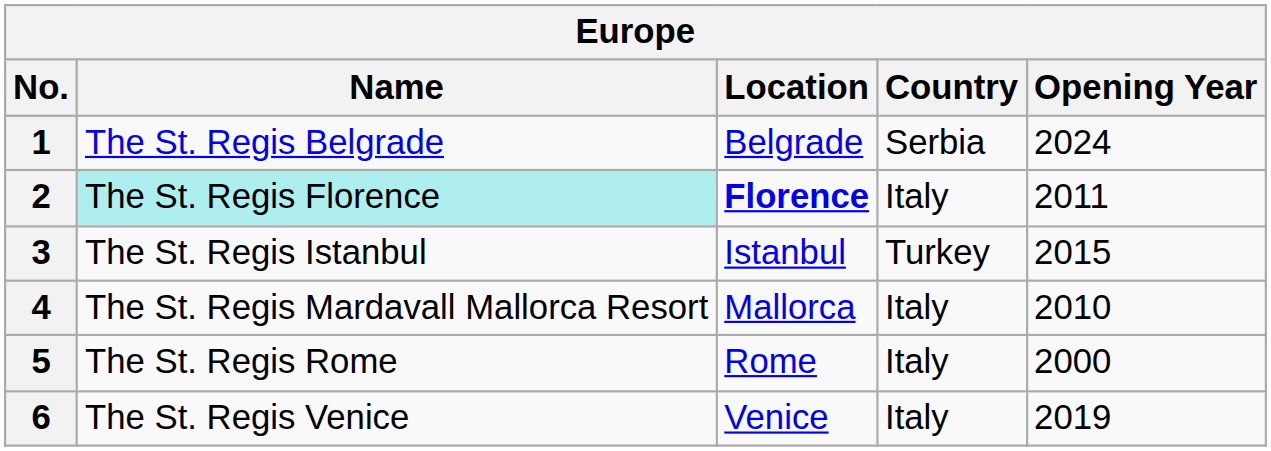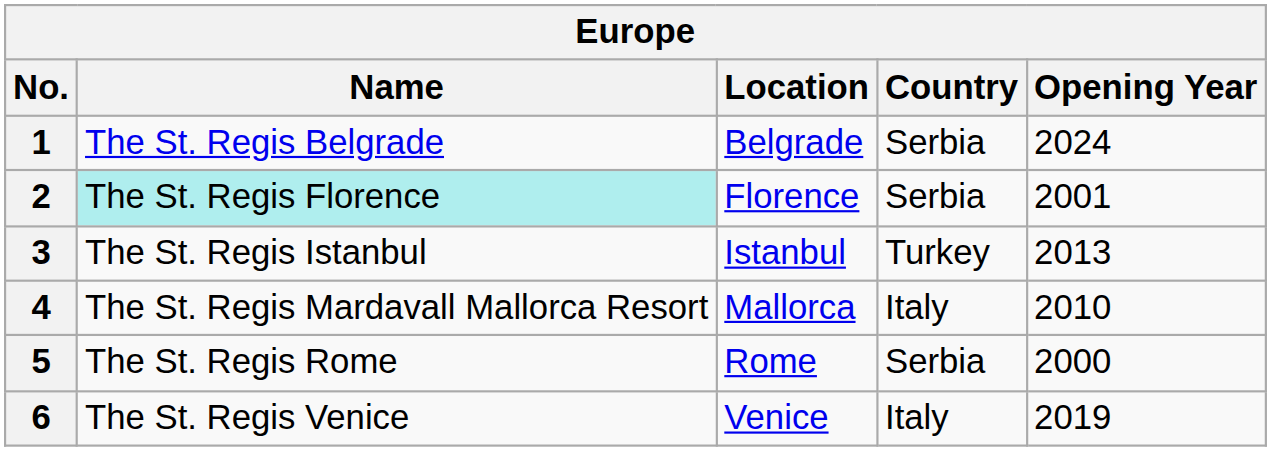(797, 197) bold -> (792, 197) normal
(917, 197) Italy -> (935, 197) Serbia
(1071, 197) 2011 -> (1073, 197) 2001
(1073, 252) 2015 -> (1073, 252) 2013
(917, 362) Italy -> (935, 362) Serbia
